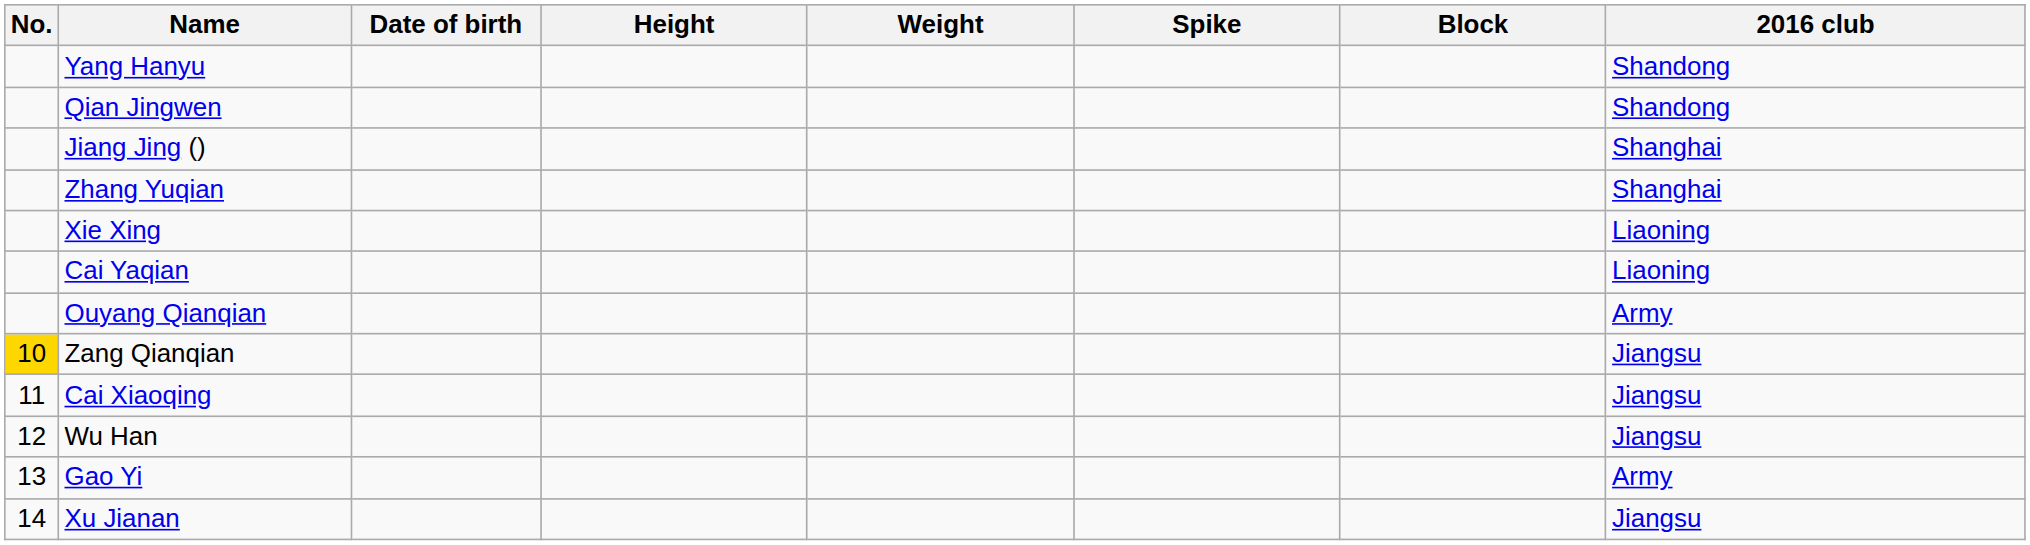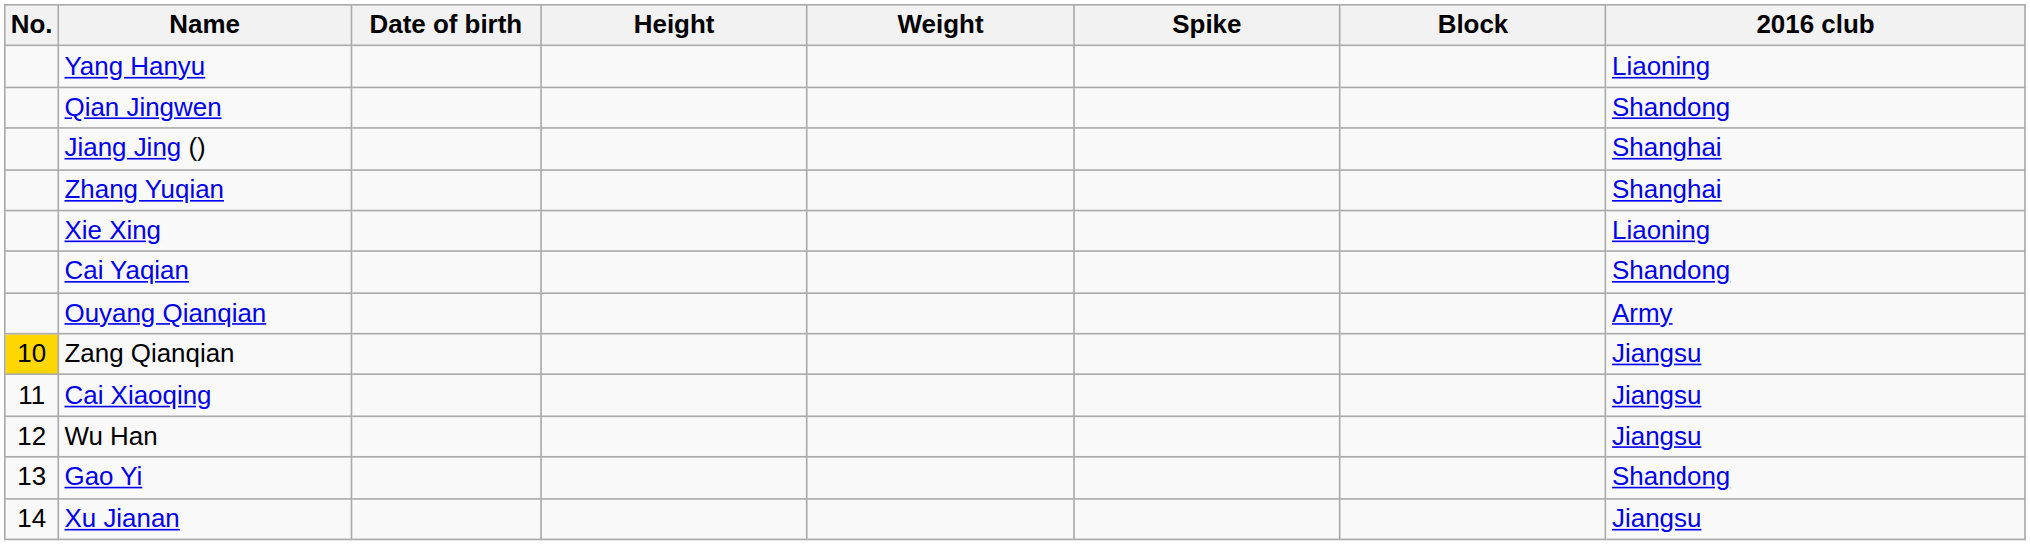(1671, 66) Shandong -> (1661, 66) Liaoning
(1661, 271) Liaoning -> (1671, 271) Shandong
(1642, 477) Army -> (1671, 477) Shandong
